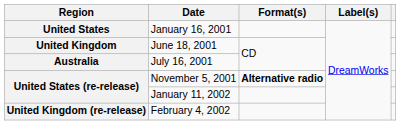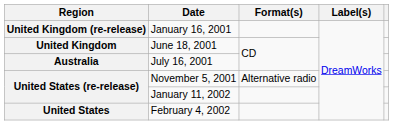(76, 29) United States -> (76, 29) United Kingdom (re-release)
(282, 78) bold -> (279, 78) normal
(76, 111) United Kingdom (re-release) -> (76, 111) United States
